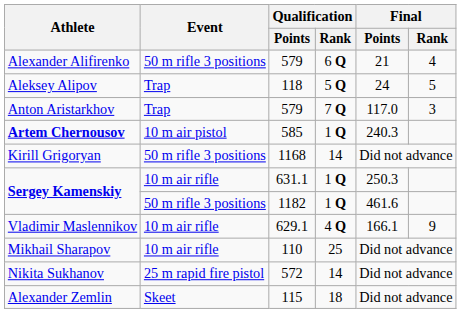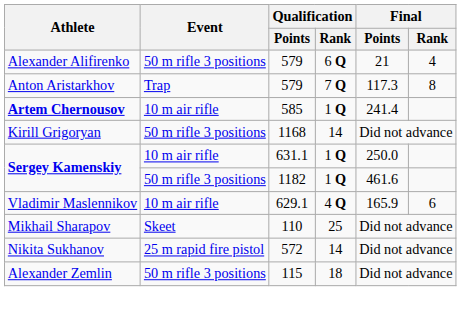- row: (52, 85)
(382, 109) 117.0 -> (382, 85) 117.3
(432, 109) 3 -> (432, 85) 8
(185, 132) 10 m air pistol -> (181, 109) 10 m air rifle
(382, 132) 240.3 -> (382, 109) 241.4
(382, 179) 250.3 -> (382, 156) 250.0
(382, 226) 166.1 -> (382, 203) 165.9
(432, 226) 9 -> (432, 203) 6
(181, 250) 10 m air rifle -> (160, 226) Skeet
(160, 297) Skeet -> (205, 274) 50 m rifle 3 positions
